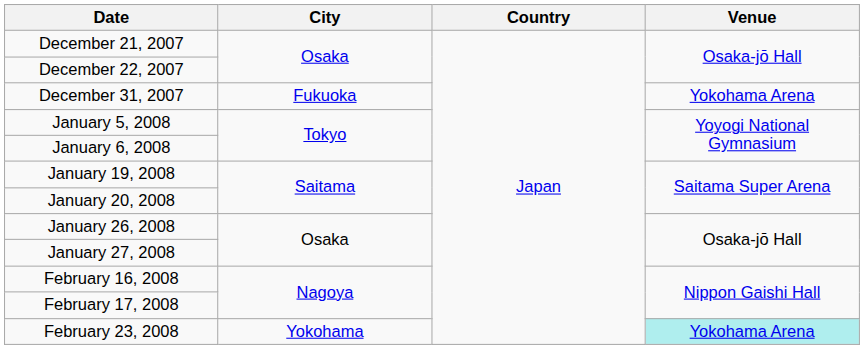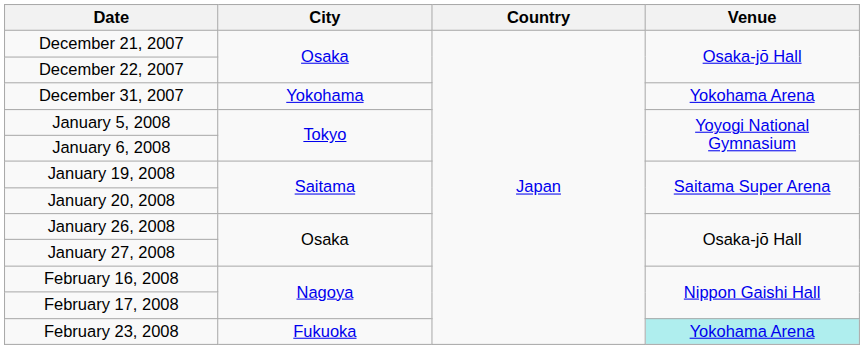(325, 95) Fukuoka -> (325, 95) Yokohama
(325, 331) Yokohama -> (325, 331) Fukuoka
